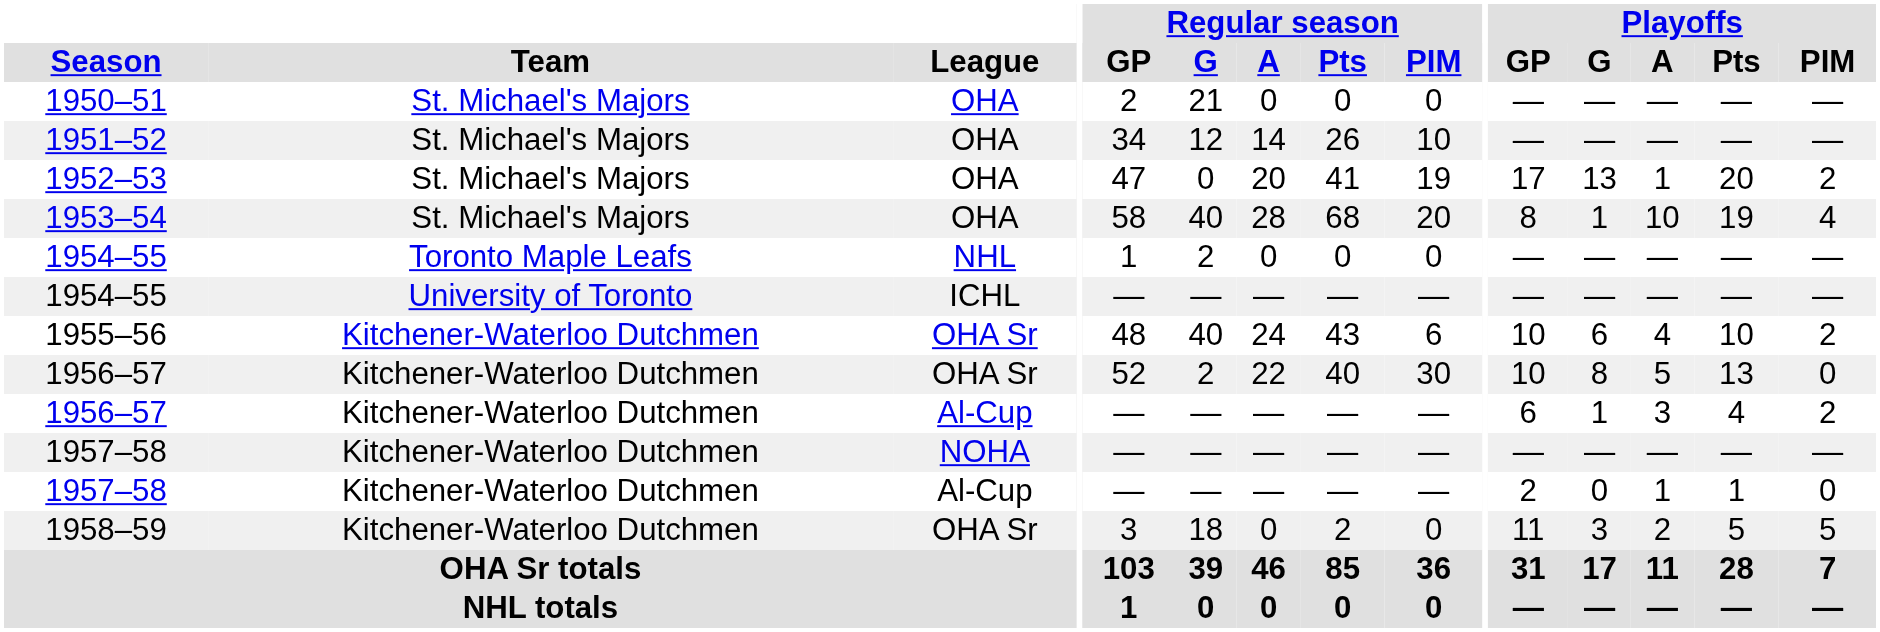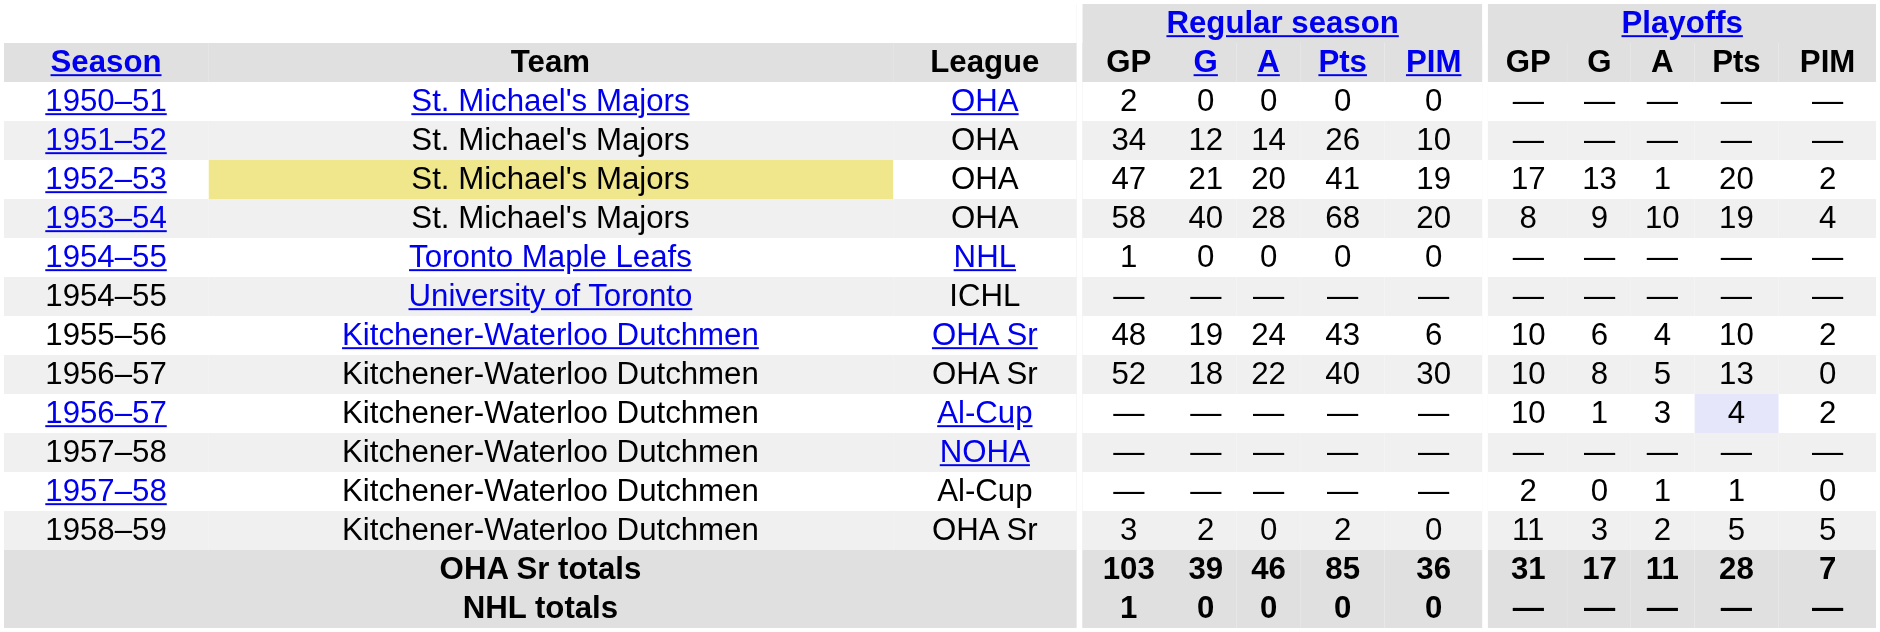(1206, 101) 21 -> (1206, 101) 0
(550, 179) no background -> (550, 179) khaki background
(1206, 179) 0 -> (1206, 179) 21
(1600, 218) 1 -> (1600, 218) 9
(1206, 257) 2 -> (1206, 257) 0
(1206, 335) 40 -> (1206, 335) 19
(1206, 374) 2 -> (1206, 374) 18
(1528, 413) 6 -> (1528, 413) 10
(1736, 413) no background -> (1736, 413) lavender background
(1206, 530) 18 -> (1206, 530) 2
